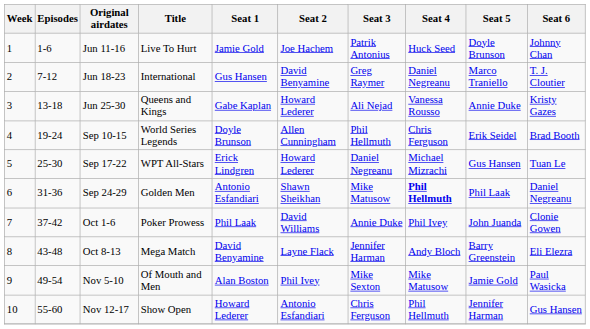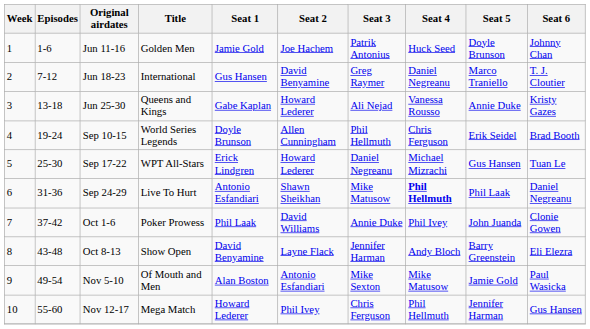(169, 48) Live To Hurt -> (168, 48) Golden Men
(168, 193) Golden Men -> (169, 193) Live To Hurt
(168, 251) Mega Match -> (166, 251) Show Open
(300, 280) Phil Ivey -> (303, 280) Antonio Esfandiari
(166, 309) Show Open -> (168, 309) Mega Match
(303, 309) Antonio Esfandiari -> (300, 309) Phil Ivey
